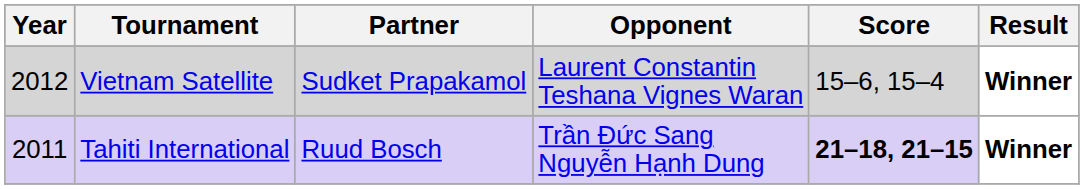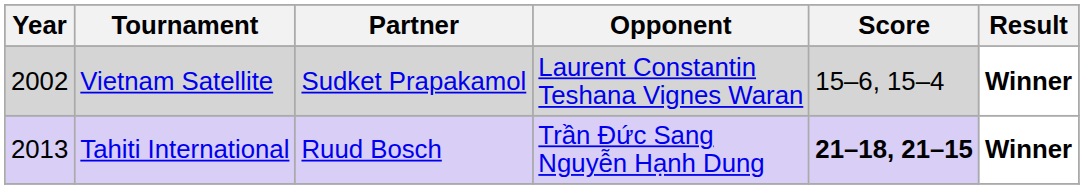(40, 81) 2012 -> (40, 81) 2002
(40, 150) 2011 -> (40, 150) 2013
